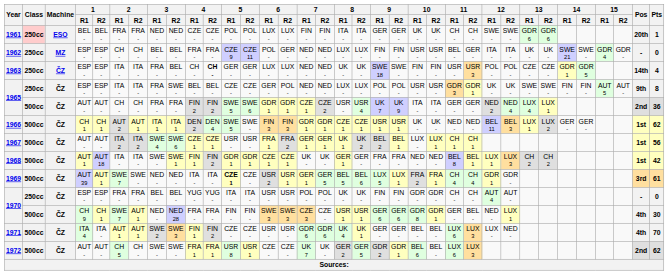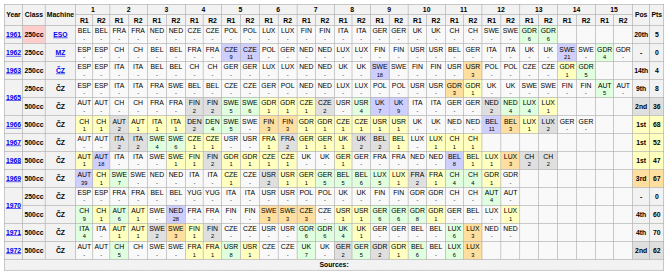(657, 35) 1 -> (657, 35) 5
(157, 71) FRA - -> (157, 71) BEL -
(212, 71) bold -> (212, 71) normal
(657, 125) 62 -> (657, 125) 68
(657, 143) 56 -> (657, 143) 52
(657, 161) 42 -> (657, 161) 47
(101, 179) AUT 1 -> (101, 179) CH 1
(231, 179) bold -> (231, 179) normal
(657, 179) 61 -> (657, 179) 67
(119, 215) SWE 7 -> (119, 215) AUT 6
(157, 215) NED - -> (157, 215) SWE -
(492, 215) NED - -> (492, 215) LUX -
(657, 215) 30 -> (657, 215) 60
(492, 233) LUX - -> (492, 233) NED -
